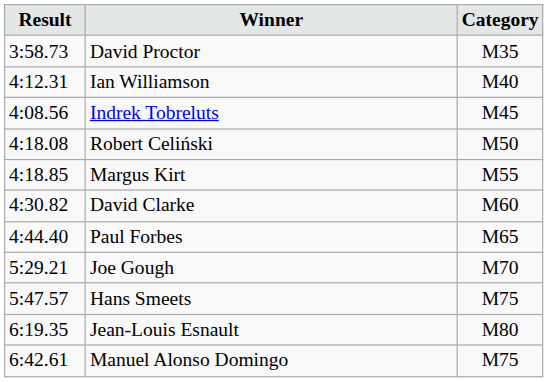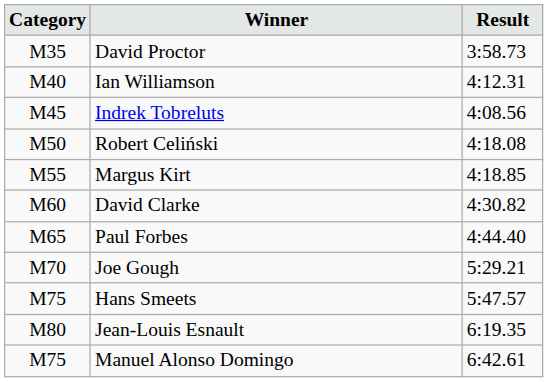columns swapped: (500, 19) <-> (45, 19)
